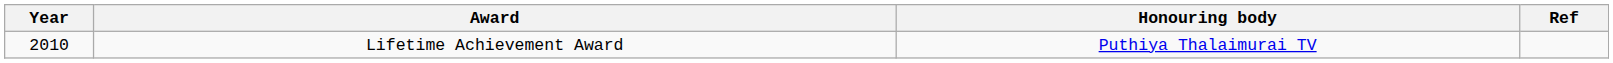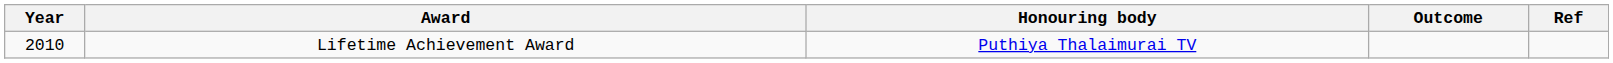+ column: (1448, 18)
